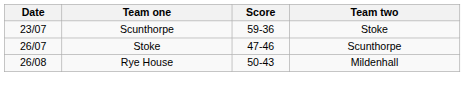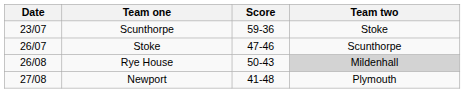(374, 63) no background -> (374, 63) lightgrey background
+ row: (147, 79)
